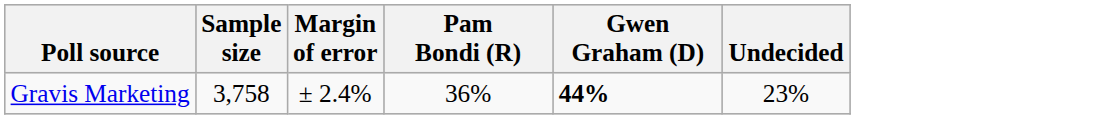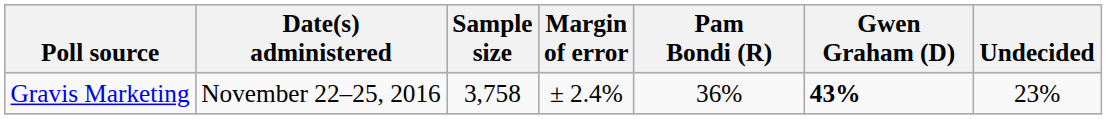+ column: (321, 38)
(584, 93) 44% -> (835, 93) 43%
